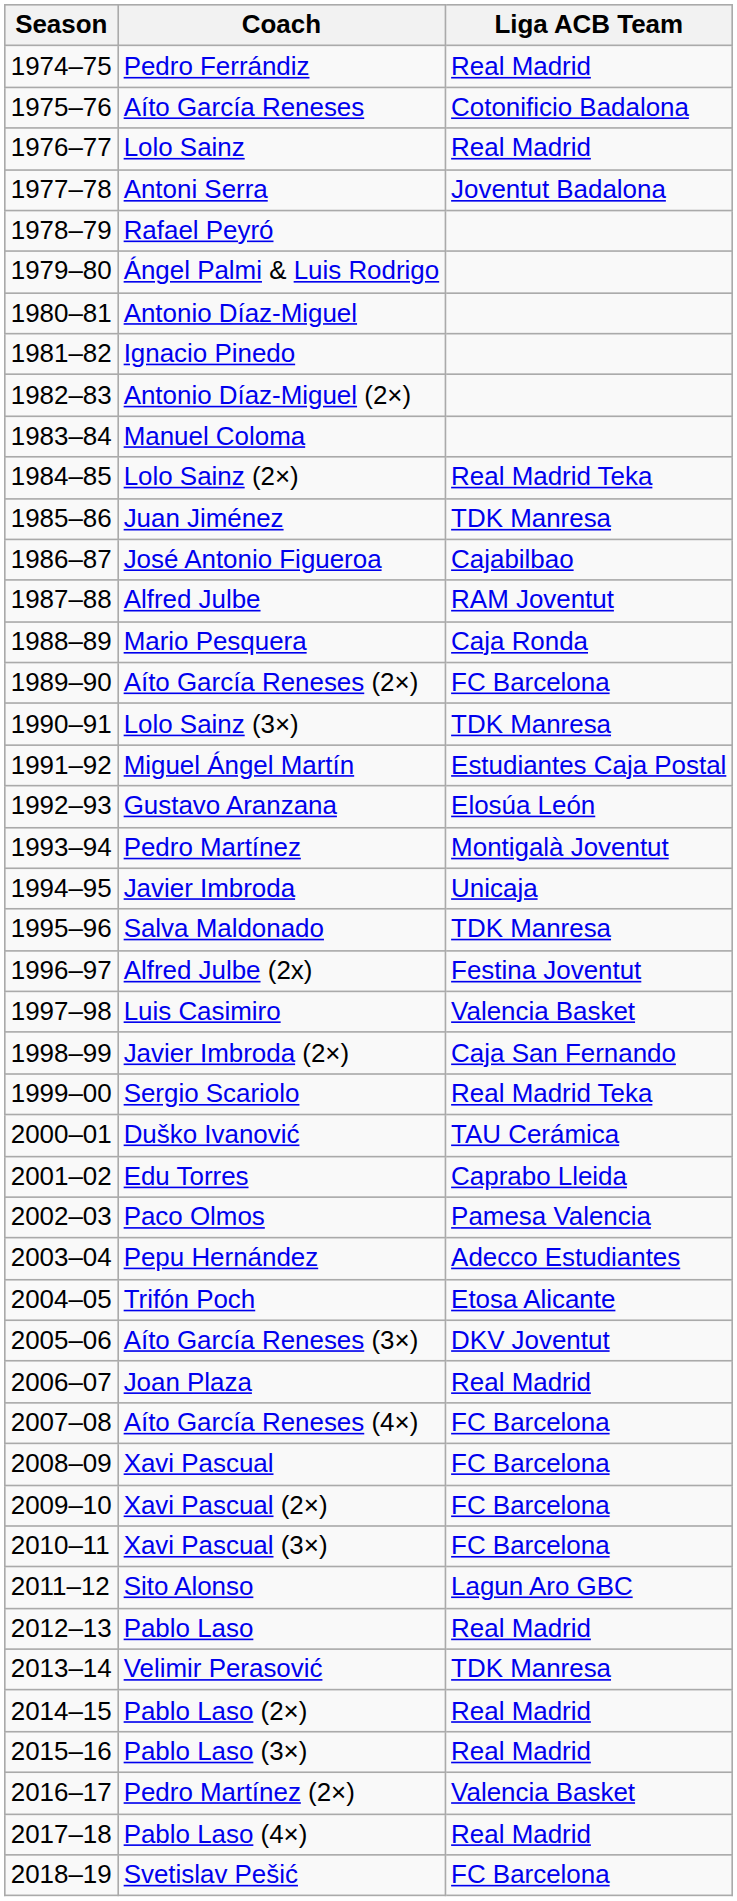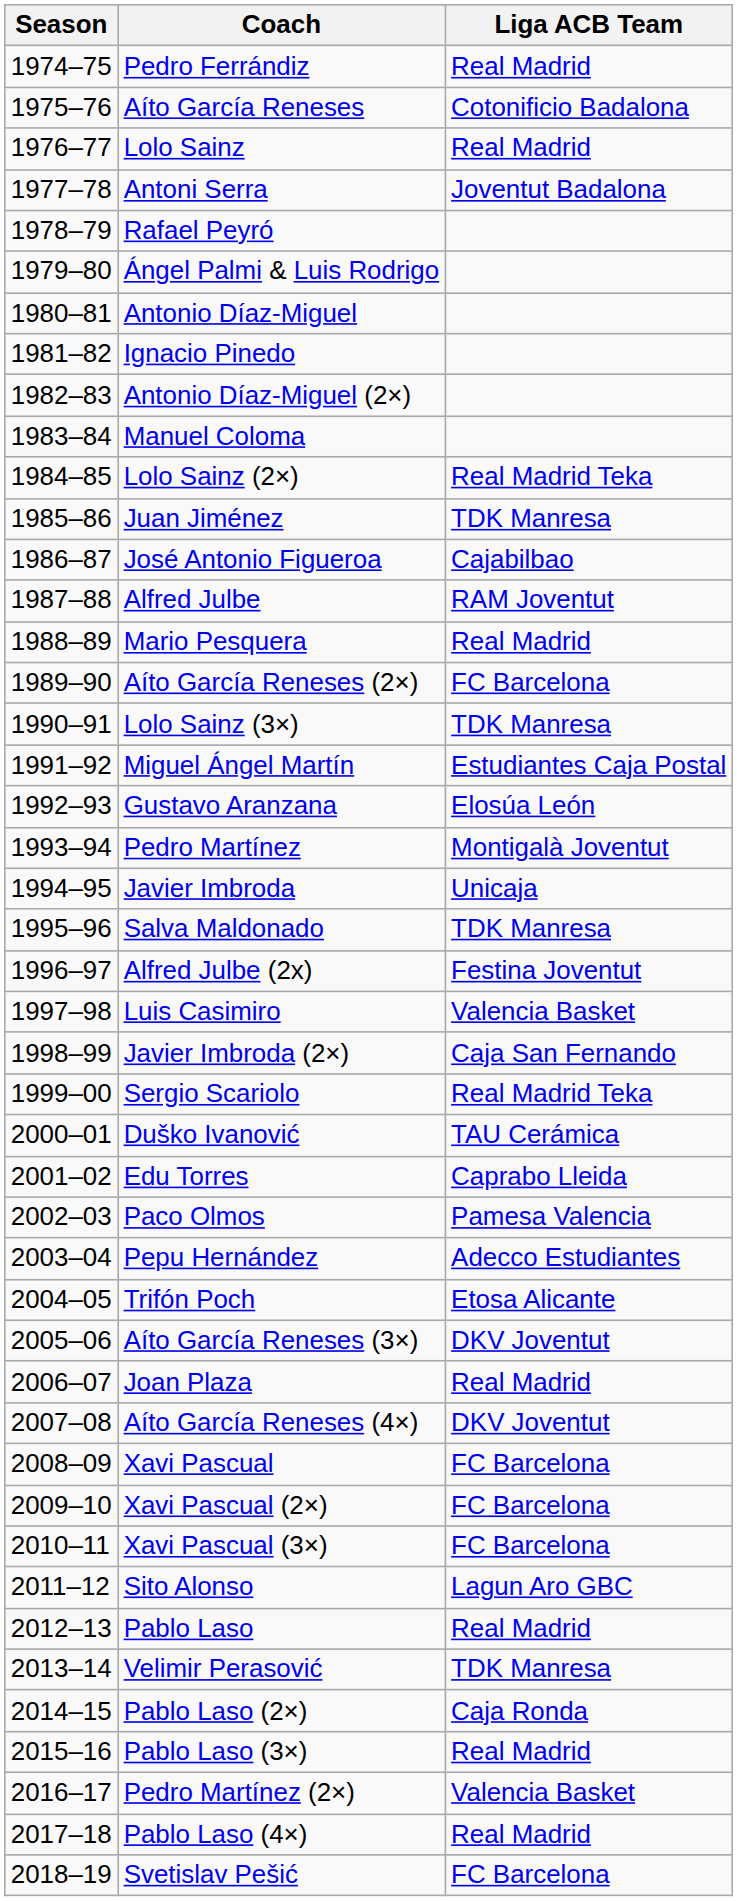(520, 641) Caja Ronda -> (521, 641) Real Madrid
(530, 1422) FC Barcelona -> (530, 1422) DKV Joventut
(521, 1710) Real Madrid -> (520, 1710) Caja Ronda
